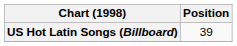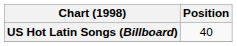(206, 32) 39 -> (206, 32) 40
